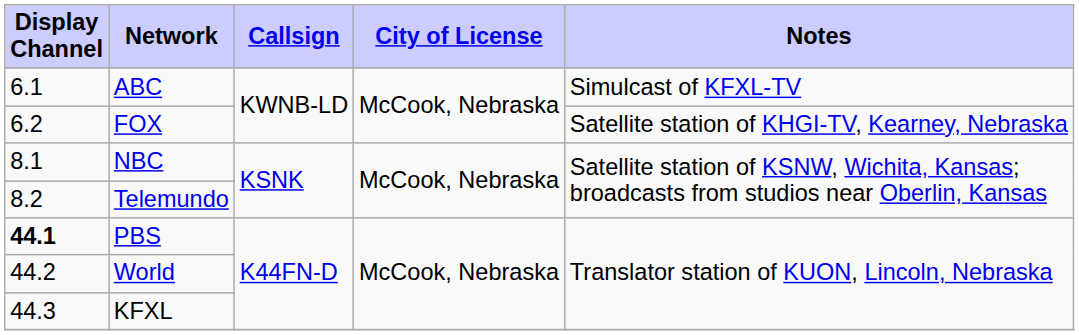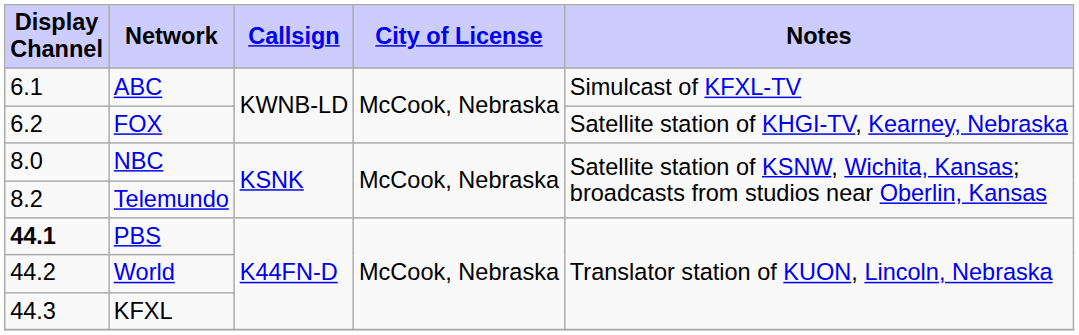(27, 161) 8.1 -> (27, 161) 8.0
